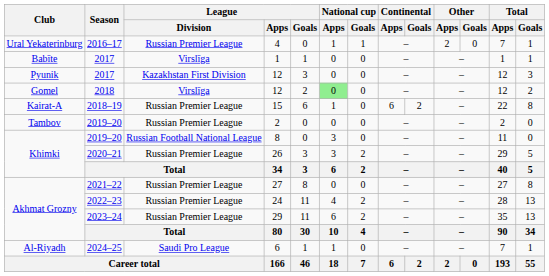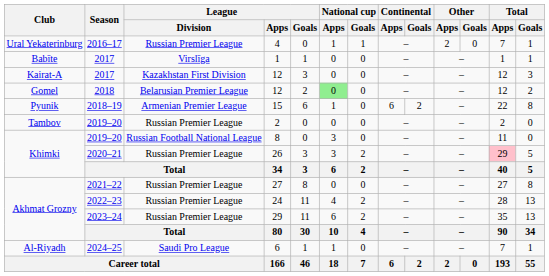(45, 75) Pyunik -> (45, 75) Kairat-A
(194, 91) Virslīga -> (194, 91) Belarusian Premier League
(45, 106) Kairat-A -> (45, 106) Pyunik
(194, 106) Russian Premier League -> (194, 106) Armenian Premier League
(502, 153) no background -> (502, 153) pink background
